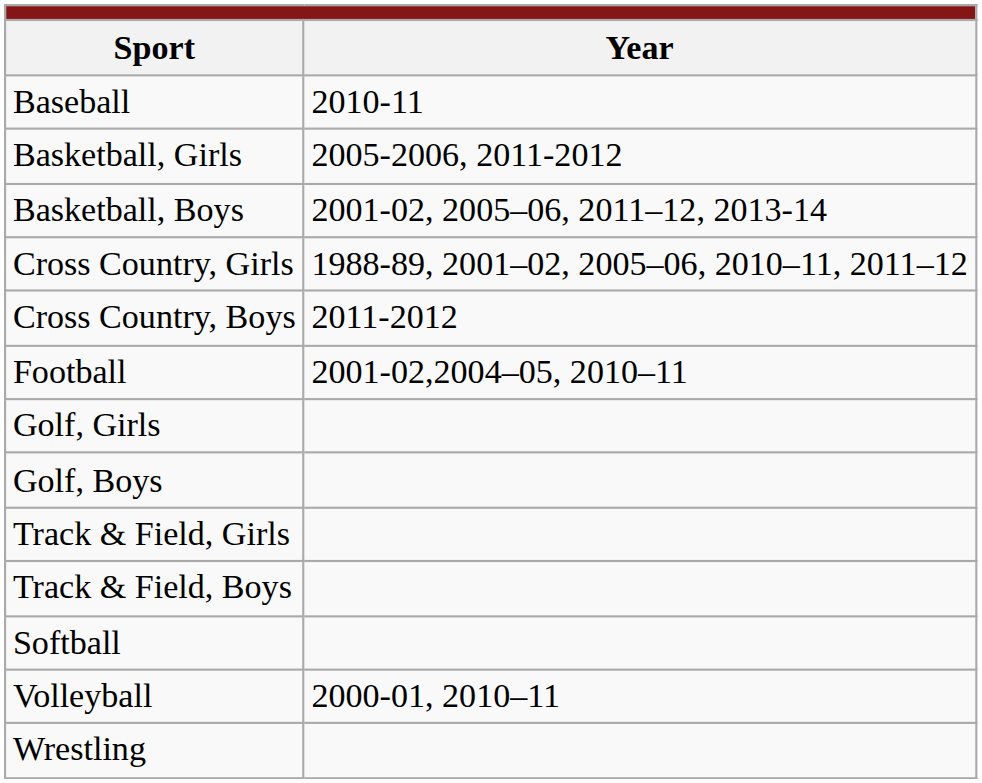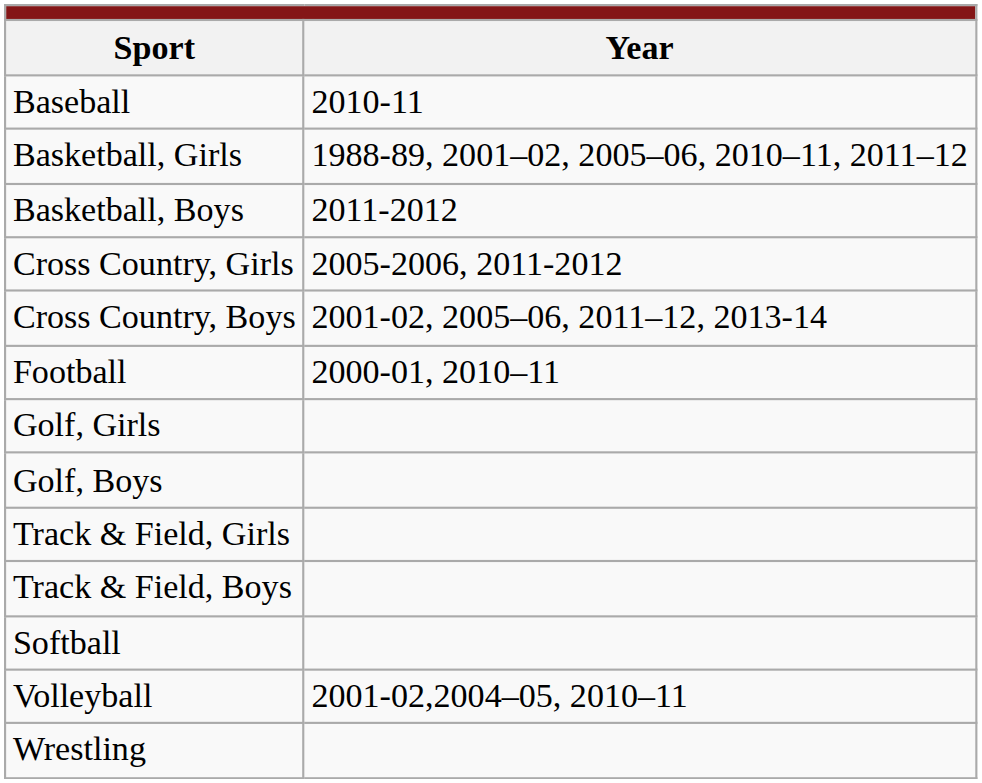(467, 155) 2005-2006, 2011-2012 -> (640, 155) 1988-89, 2001–02, 2005–06, 2010–11, 2011–12
(569, 209) 2001-02, 2005–06, 2011–12, 2013-14 -> (385, 209) 2011-2012
(640, 263) 1988-89, 2001–02, 2005–06, 2010–11, 2011–12 -> (467, 263) 2005-2006, 2011-2012
(385, 317) 2011-2012 -> (569, 317) 2001-02, 2005–06, 2011–12, 2013-14
(500, 371) 2001-02,2004–05, 2010–11 -> (436, 371) 2000-01, 2010–11
(436, 695) 2000-01, 2010–11 -> (500, 695) 2001-02,2004–05, 2010–11
